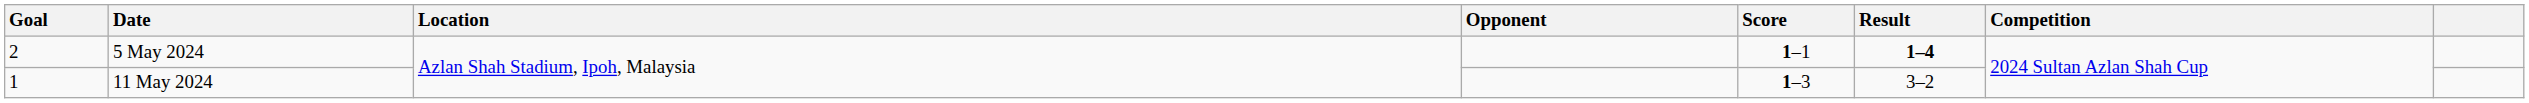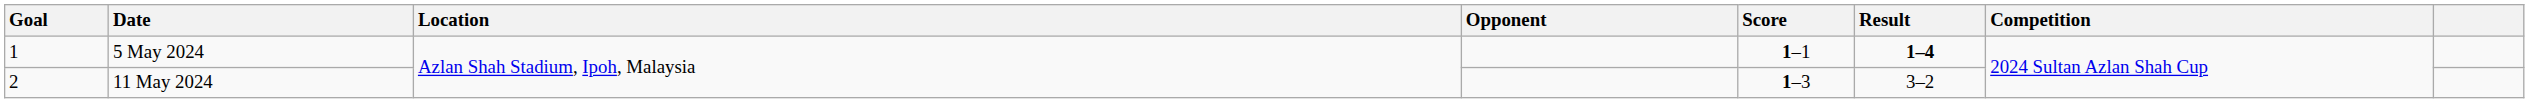(14, 51) 2 -> (14, 51) 1
(14, 82) 1 -> (14, 82) 2
